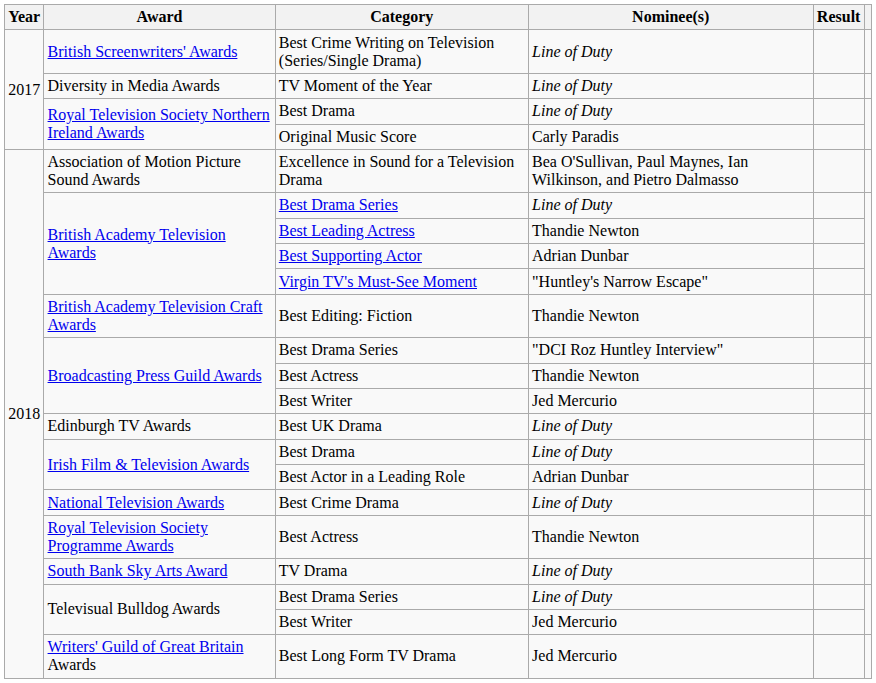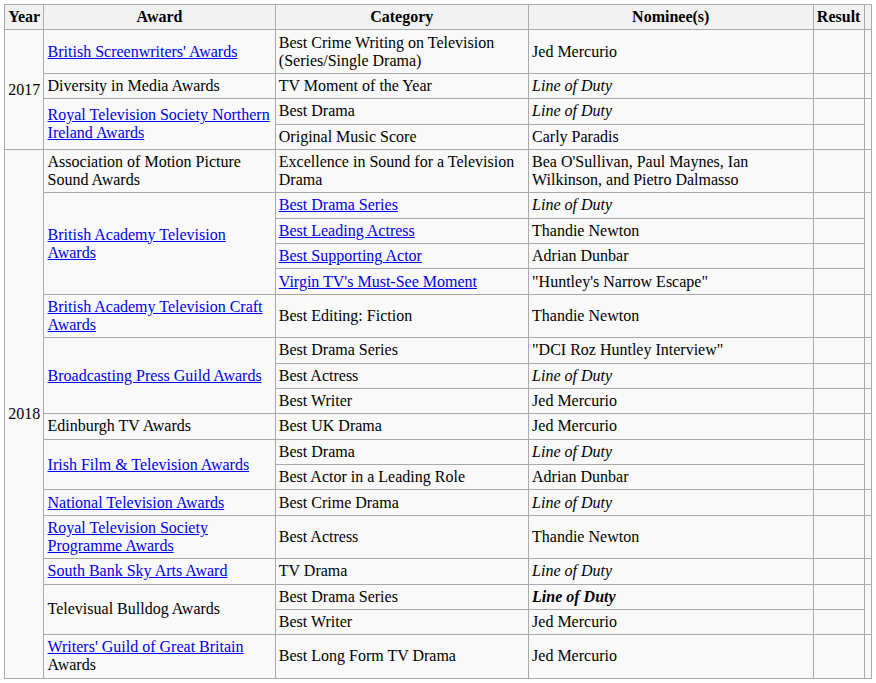(572, 51) Line of Duty -> (574, 51) Jed Mercurio
(586, 375) Thandie Newton -> (572, 375) Line of Duty
(572, 426) Line of Duty -> (574, 426) Jed Mercurio
(572, 596) normal -> (574, 596) bold
